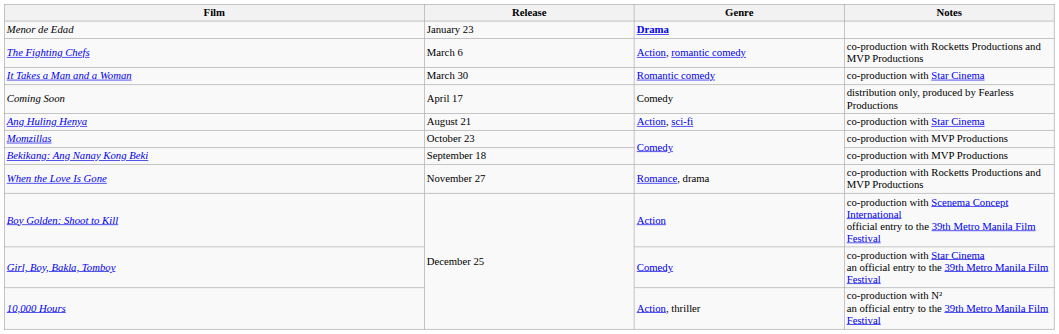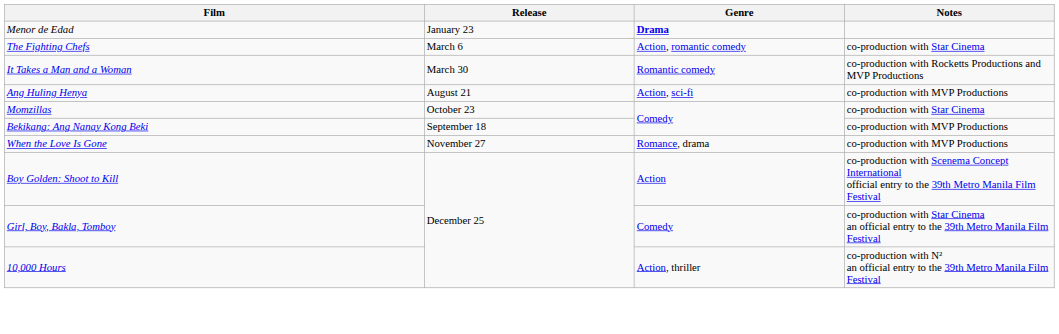(944, 53) co-production with Rocketts Productions and MVP Productions -> (916, 47) co-production with Star Cinema
(916, 76) co-production with Star Cinema -> (944, 70) co-production with Rocketts Productions and MVP Productions
- row: (36, 99)
(916, 122) co-production with Star Cinema -> (927, 93) co-production with MVP Productions
(927, 139) co-production with MVP Productions -> (916, 110) co-production with Star Cinema
(944, 179) co-production with Rocketts Productions and MVP Productions -> (927, 144) co-production with MVP Productions
